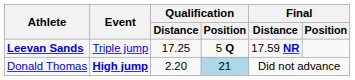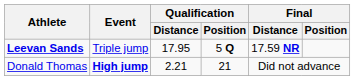(176, 49) 17.25 -> (176, 49) 17.95
(176, 67) 2.20 -> (176, 67) 2.21
(225, 67) lightblue background -> (225, 67) no background
